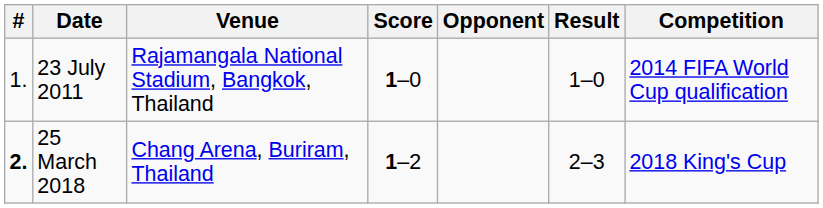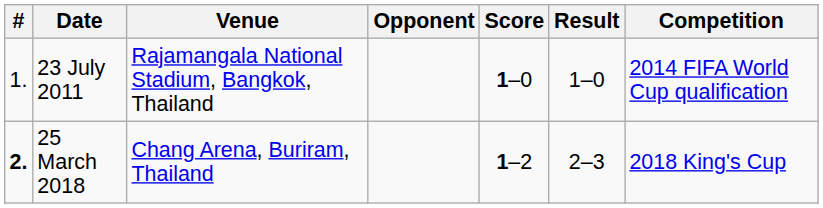columns swapped: (493, 21) <-> (403, 21)
